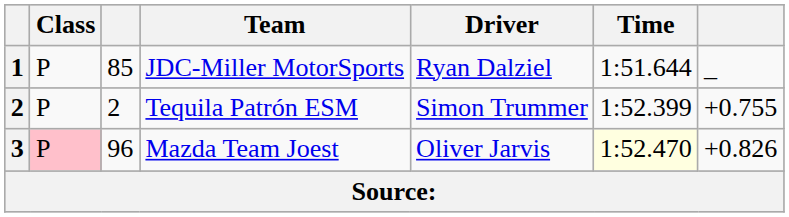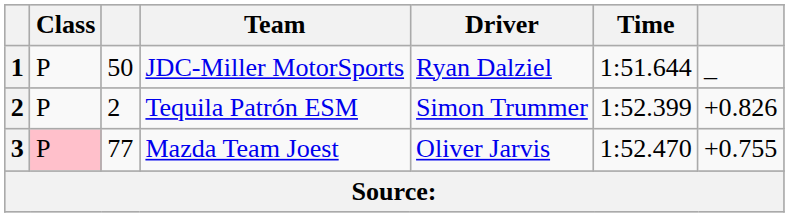(120, 66) 85 -> (120, 66) 50
(741, 107) +0.755 -> (741, 107) +0.826
(120, 149) 96 -> (120, 149) 77
(646, 149) lightyellow background -> (646, 149) no background
(741, 149) +0.826 -> (741, 149) +0.755
